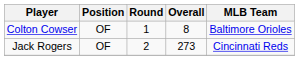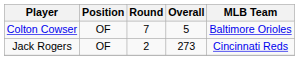(146, 30) 1 -> (146, 30) 7
(186, 30) 8 -> (186, 30) 5
